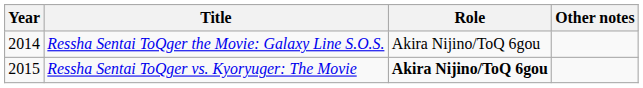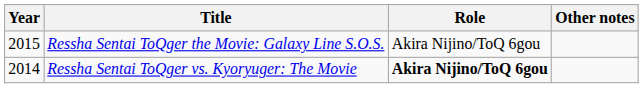(24, 44) 2014 -> (24, 44) 2015
(24, 70) 2015 -> (24, 70) 2014
